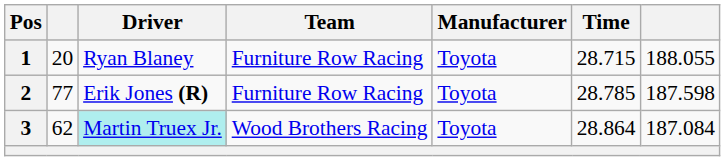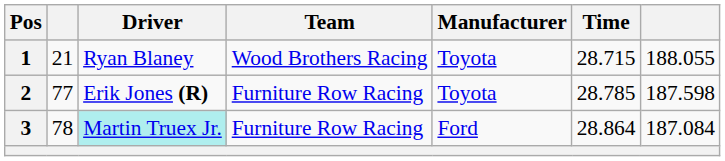(62, 57) 20 -> (62, 57) 21
(327, 57) Furniture Row Racing -> (330, 57) Wood Brothers Racing
(62, 128) 62 -> (62, 128) 78
(330, 128) Wood Brothers Racing -> (327, 128) Furniture Row Racing
(467, 128) Toyota -> (458, 128) Ford
